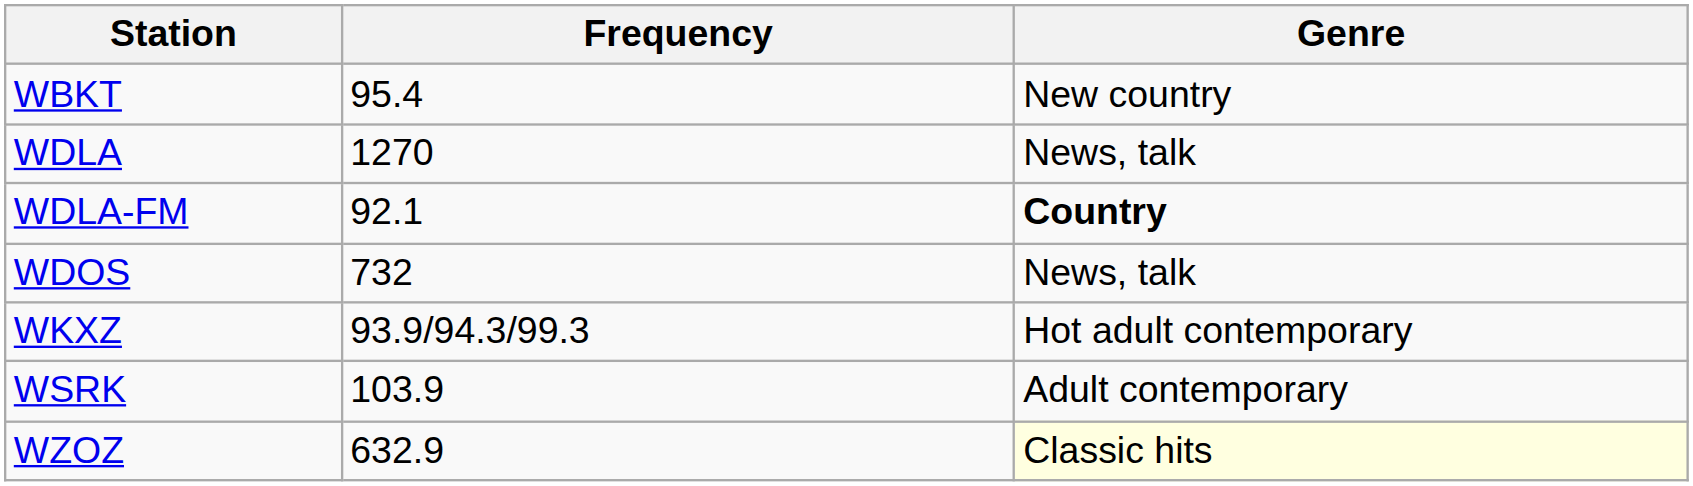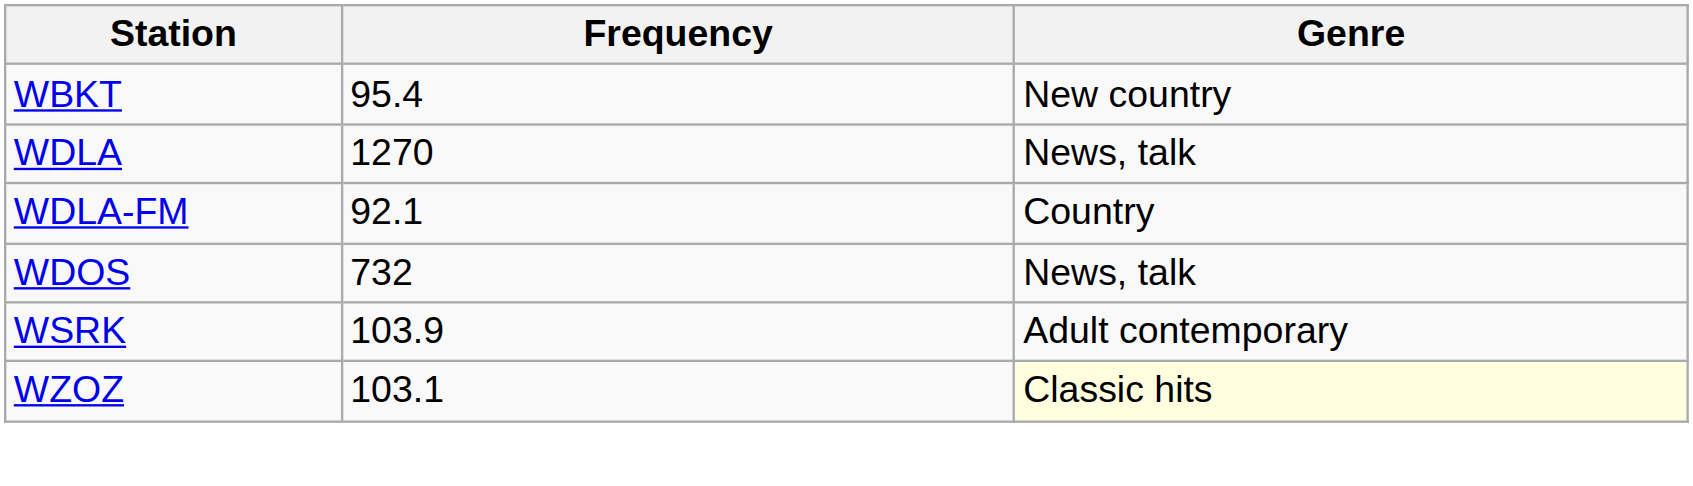(1095, 212) bold -> (1089, 212) normal
- row: (68, 331)
(397, 449) 632.9 -> (397, 390) 103.1
